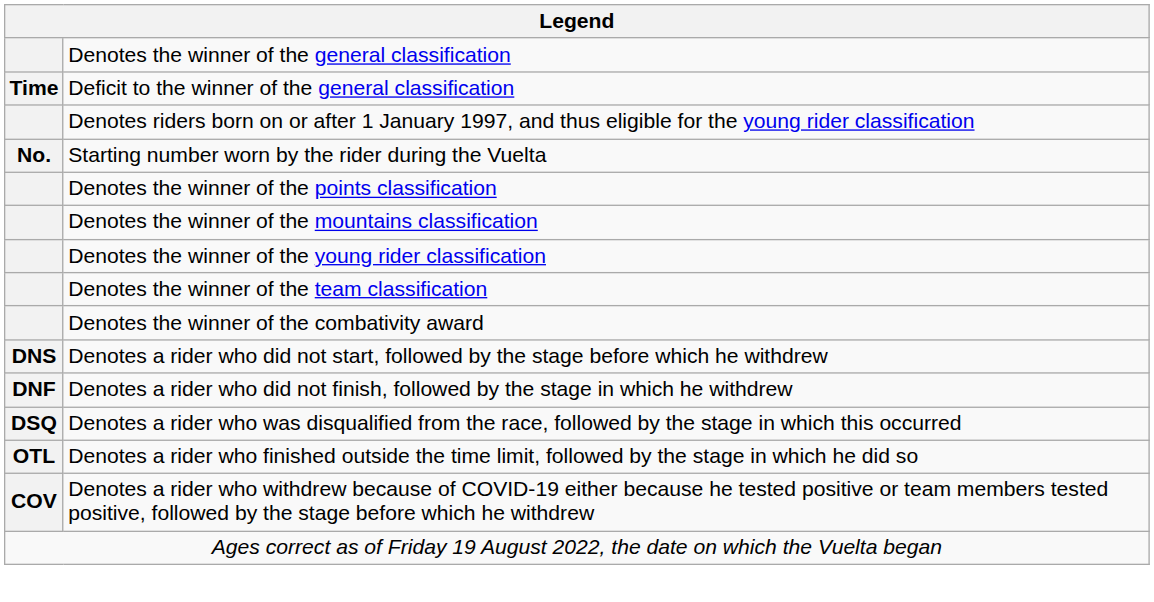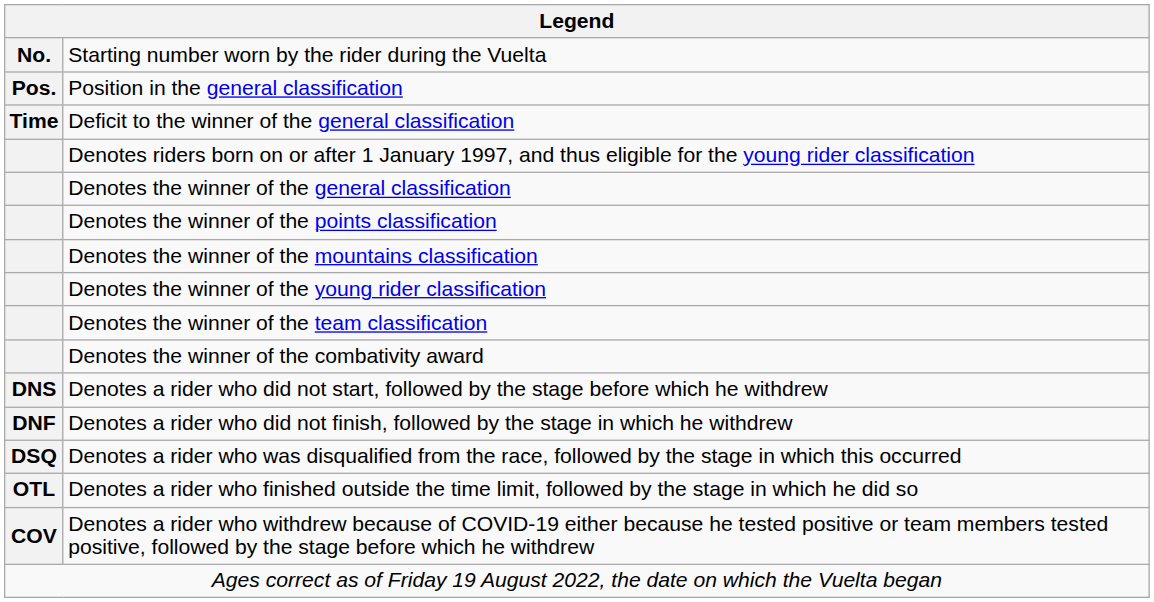rows swapped: (307, 155) <-> (289, 54)
+ row: (235, 88)
